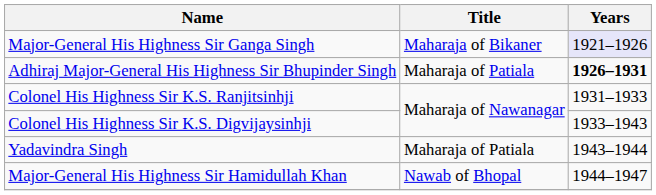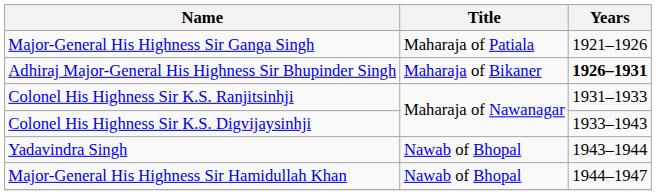(473, 44) Maharaja of Bikaner -> (469, 44) Maharaja of Patiala
(610, 44) lavender background -> (610, 44) no background
(469, 70) Maharaja of Patiala -> (473, 70) Maharaja of Bikaner
(469, 149) Maharaja of Patiala -> (463, 149) Nawab of Bhopal
